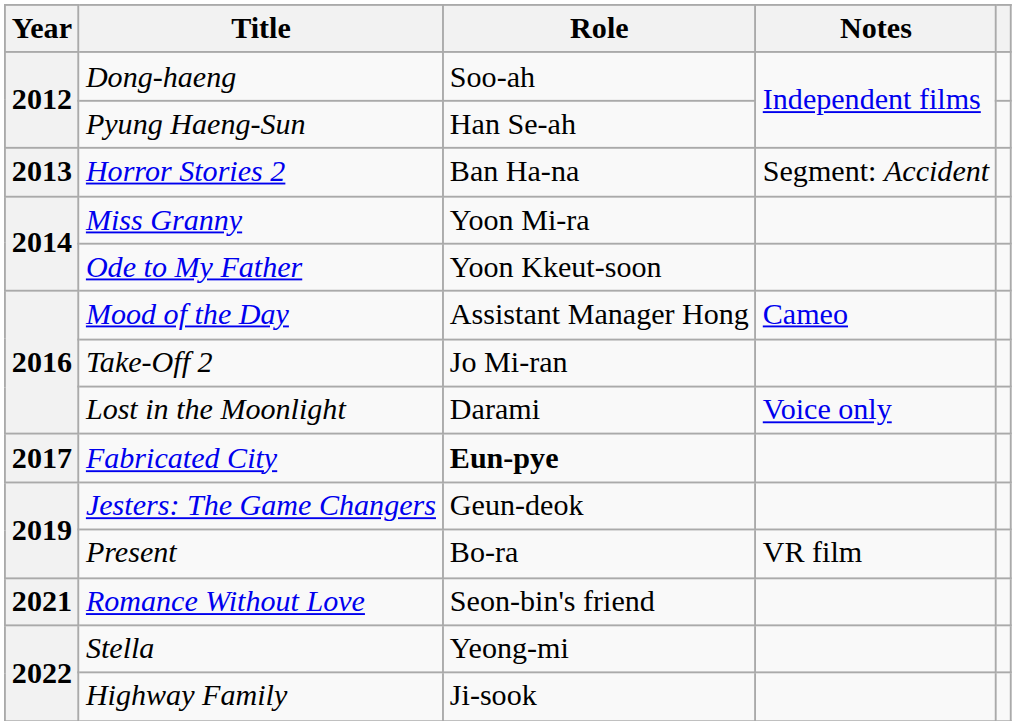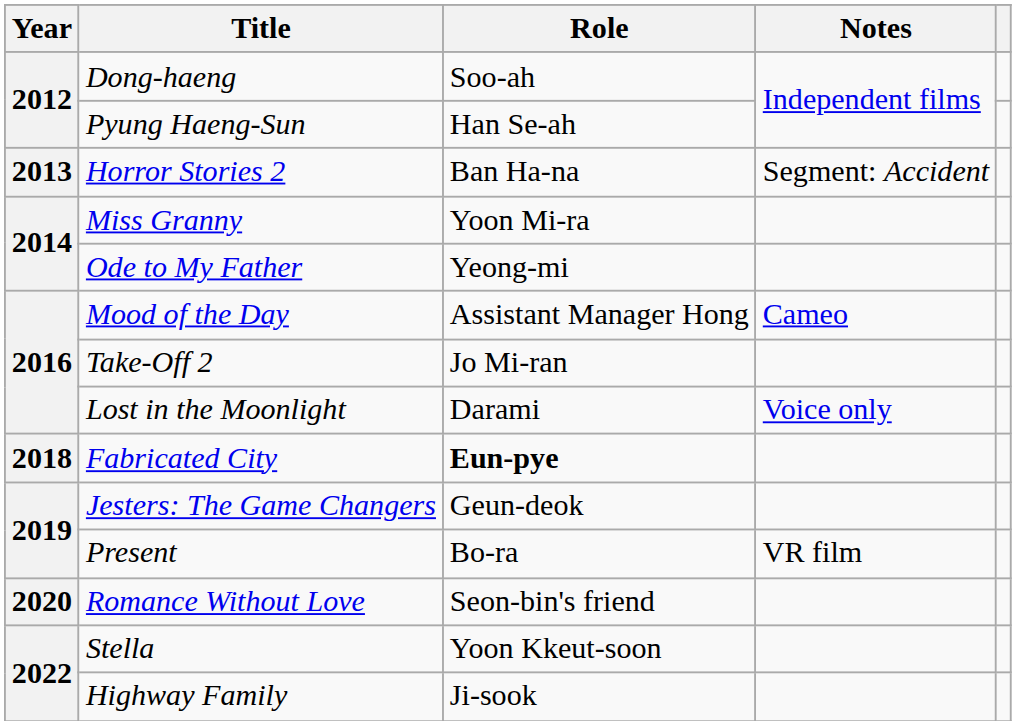(556, 266) Yoon Kkeut-soon -> (509, 266) Yeong-mi
(42, 457) 2017 -> (42, 457) 2018
(42, 600) 2021 -> (42, 600) 2020
(509, 648) Yeong-mi -> (556, 648) Yoon Kkeut-soon
